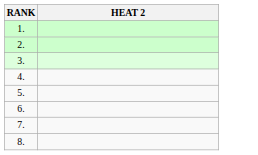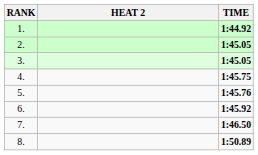+ column: (236, 12)
